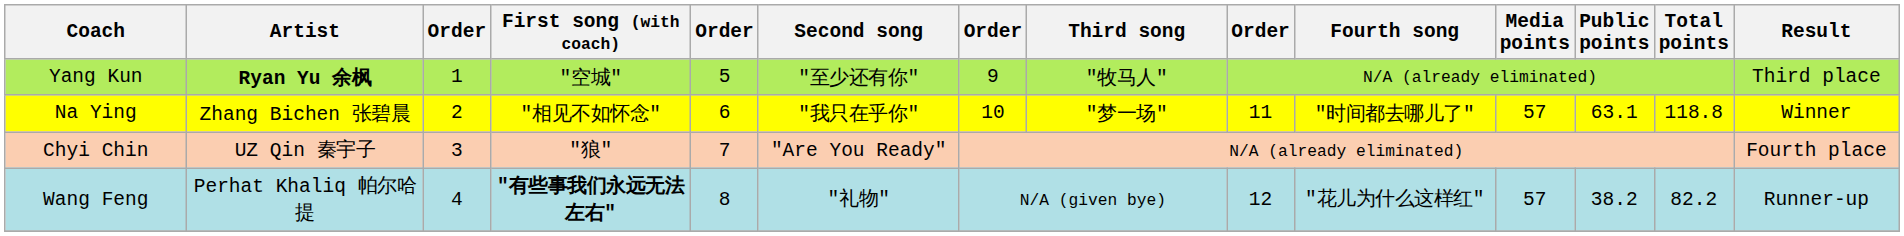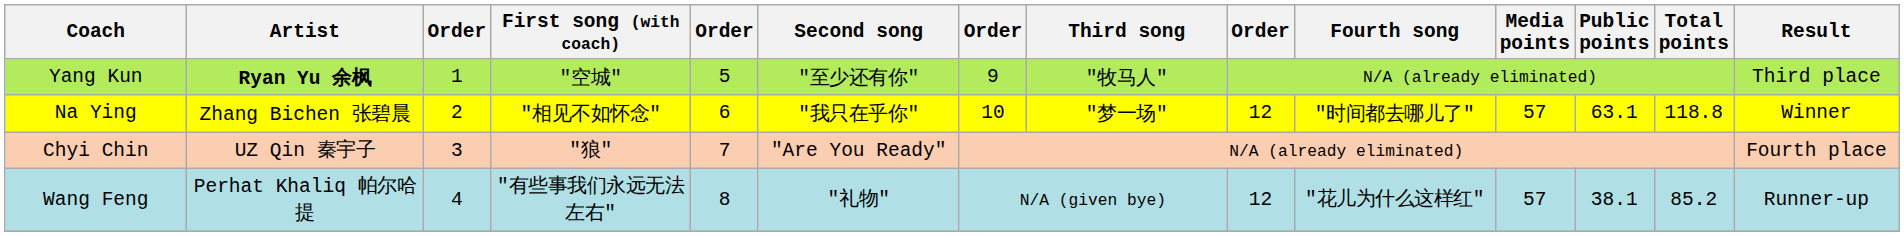(1261, 113) 11 -> (1261, 113) 12
(591, 200) bold -> (591, 200) normal
(1614, 200) 38.2 -> (1614, 200) 38.1
(1694, 200) 82.2 -> (1694, 200) 85.2
